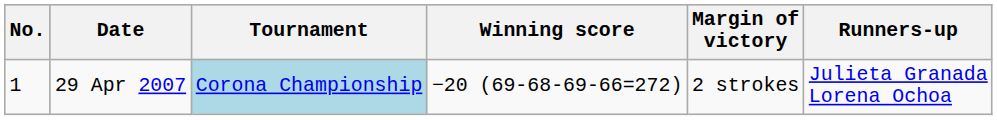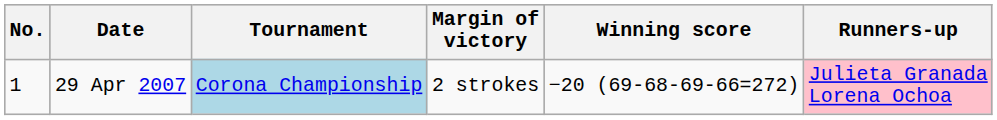columns swapped: (557, 32) <-> (746, 32)
(898, 87) no background -> (898, 87) pink background
